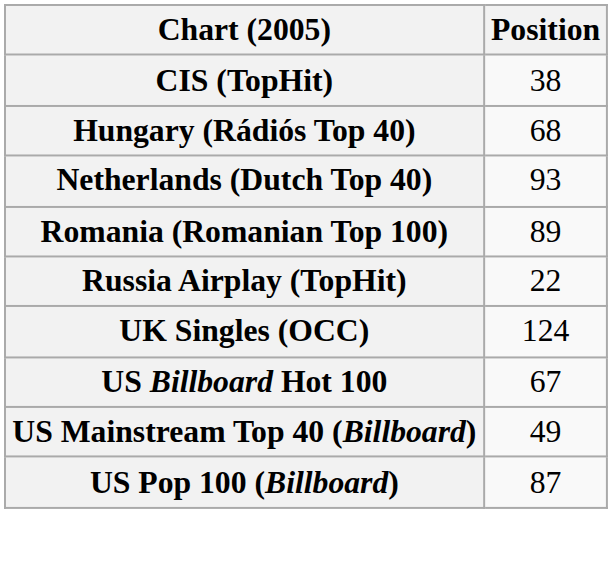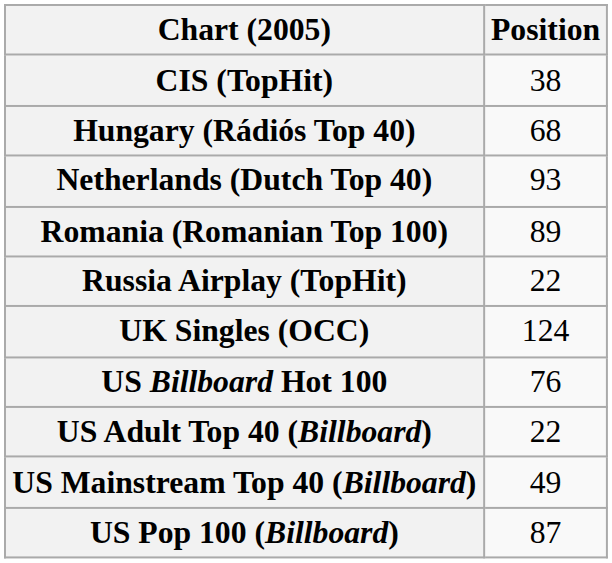(546, 381) 67 -> (546, 381) 76
+ row: (244, 431)
